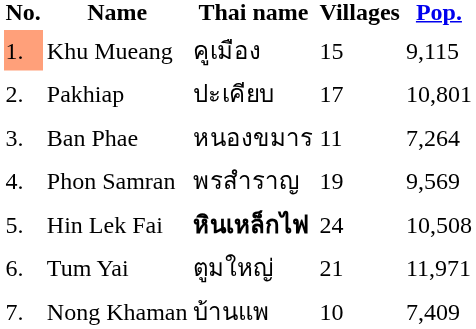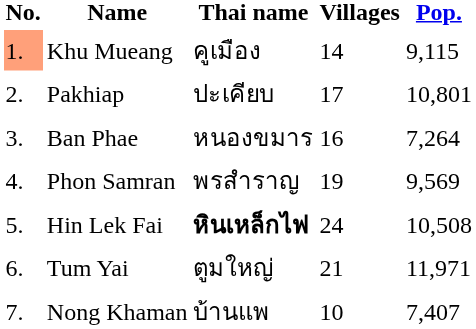(331, 50) 15 -> (331, 50) 14
(331, 136) 11 -> (331, 136) 16
(433, 310) 7,409 -> (433, 310) 7,407
